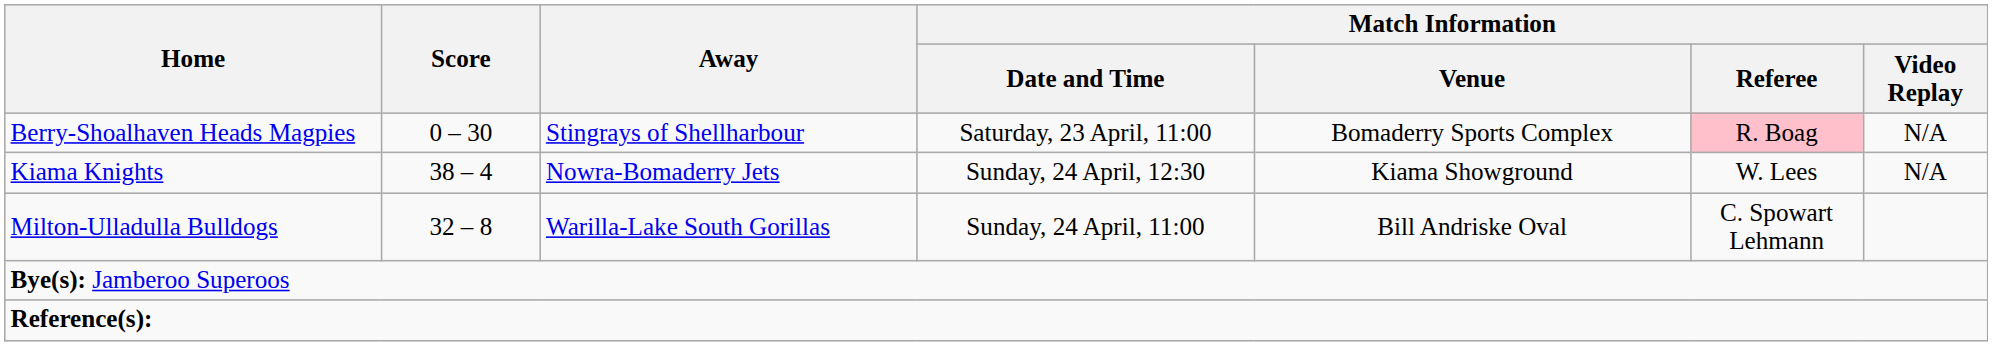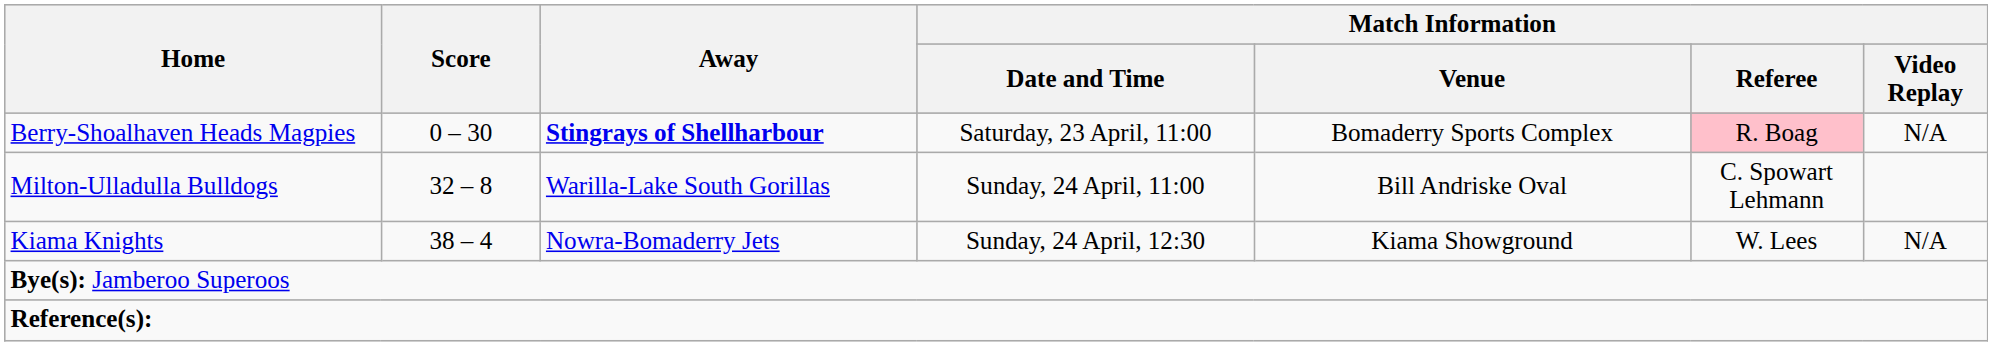(675, 132) normal -> (685, 132) bold
rows swapped: (144, 226) <-> (87, 172)
